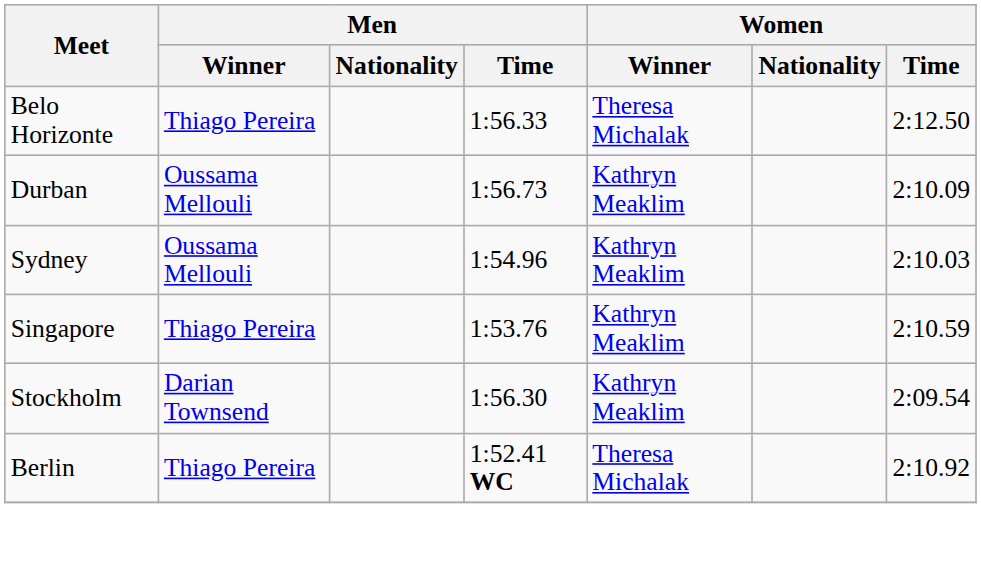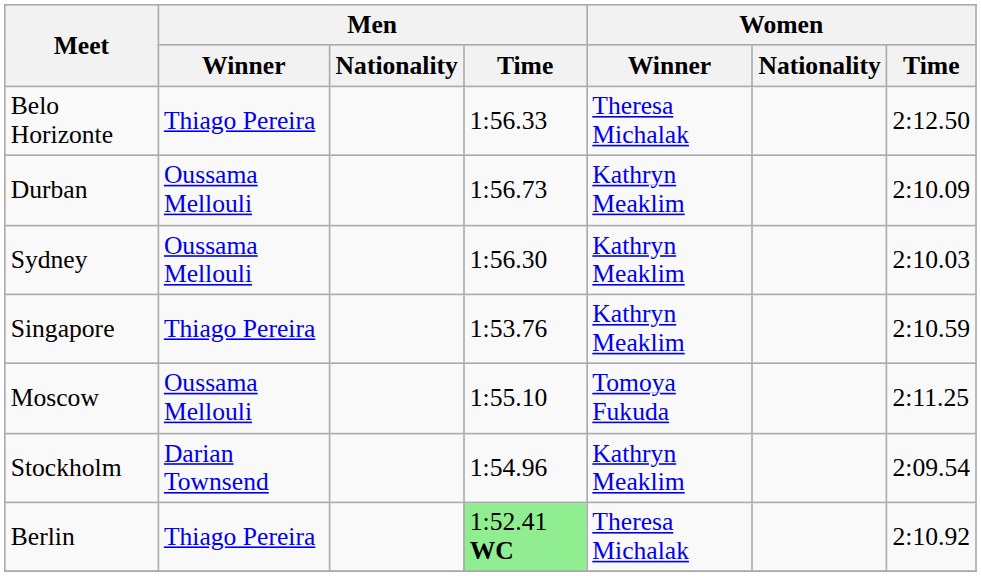(508, 259) 1:54.96 -> (508, 259) 1:56.30
+ row: (55, 398)
(508, 398) 1:56.30 -> (508, 467) 1:54.96
(508, 467) no background -> (508, 536) lightgreen background
